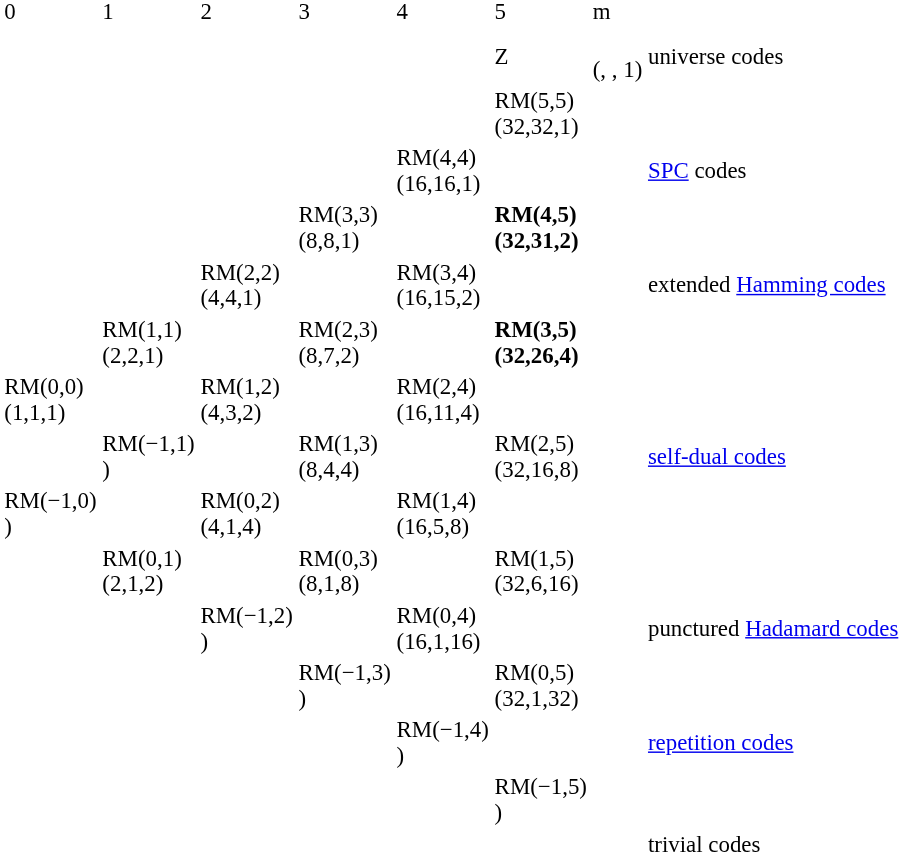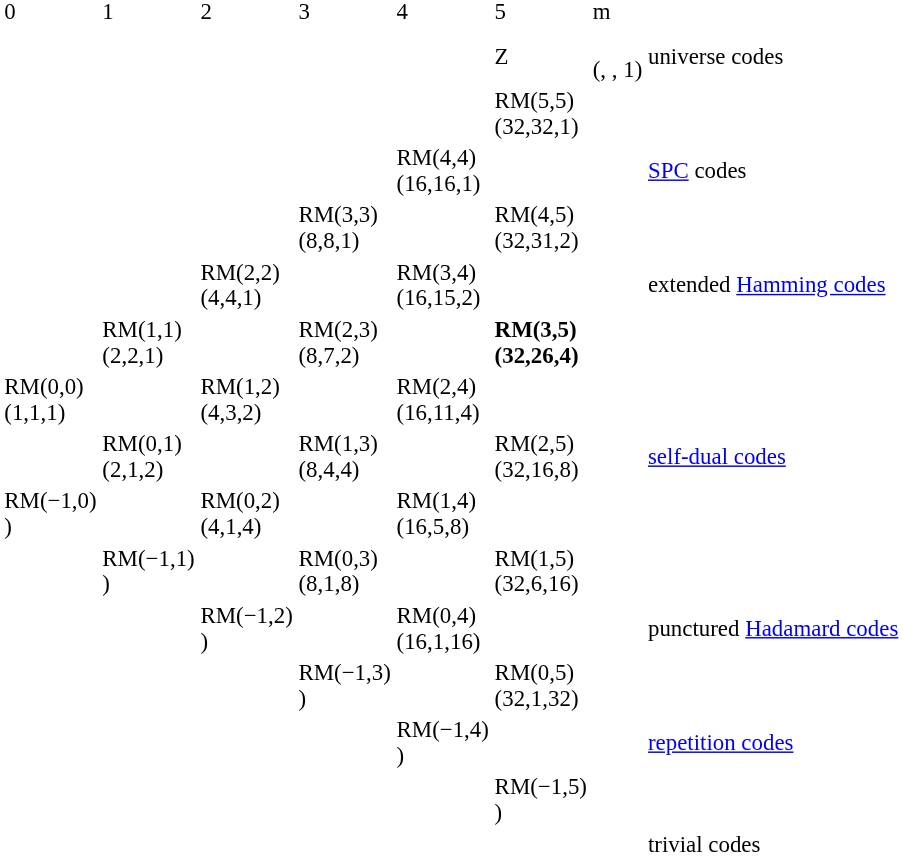(537, 227) bold -> (537, 227) normal
(149, 456) RM(−1,1) ) -> (142, 456) RM(0,1) (2,1,2)
(142, 571) RM(0,1) (2,1,2) -> (149, 571) RM(−1,1) )
